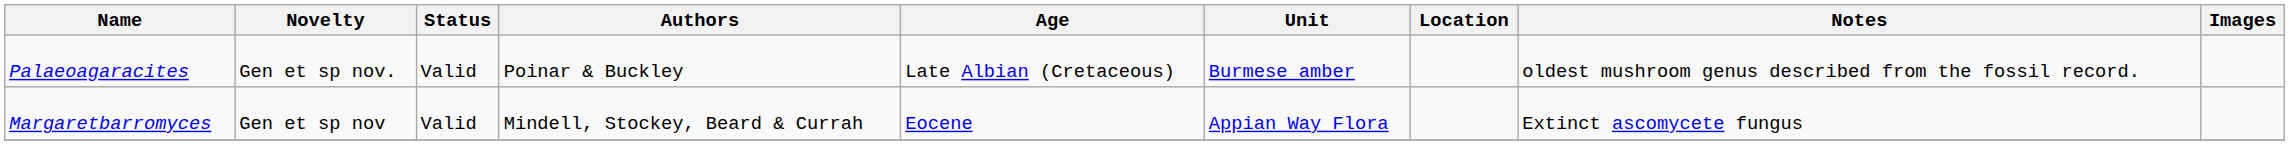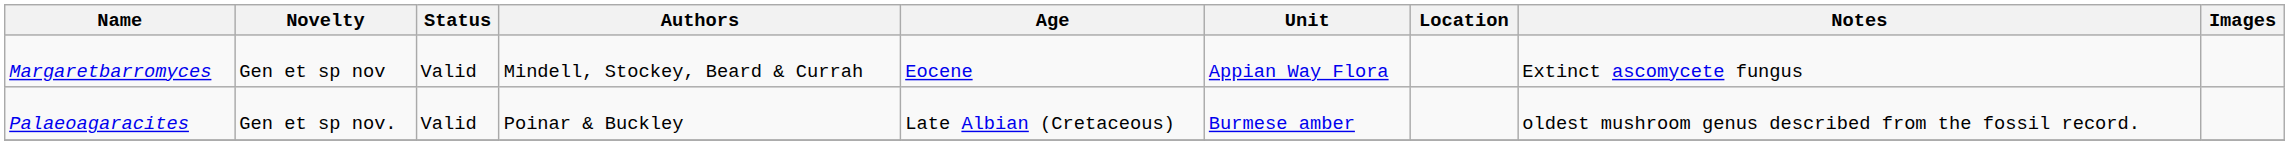rows swapped: (110, 124) <-> (99, 72)
